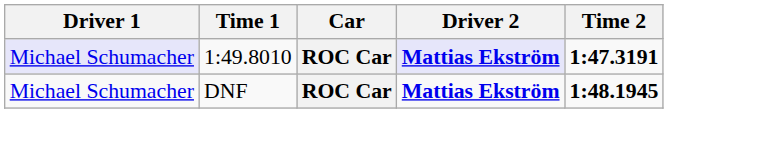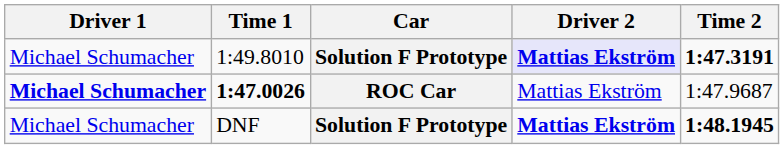(102, 56) lavender background -> (102, 56) no background
(347, 56) ROC Car -> (411, 56) Solution F Prototype
+ row: (261, 90)
(347, 90) ROC Car -> (411, 125) Solution F Prototype
